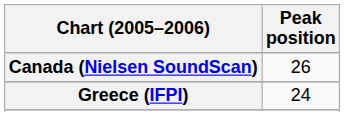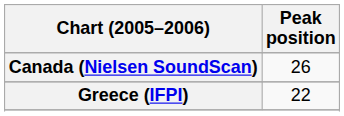(301, 95) 24 -> (301, 95) 22
